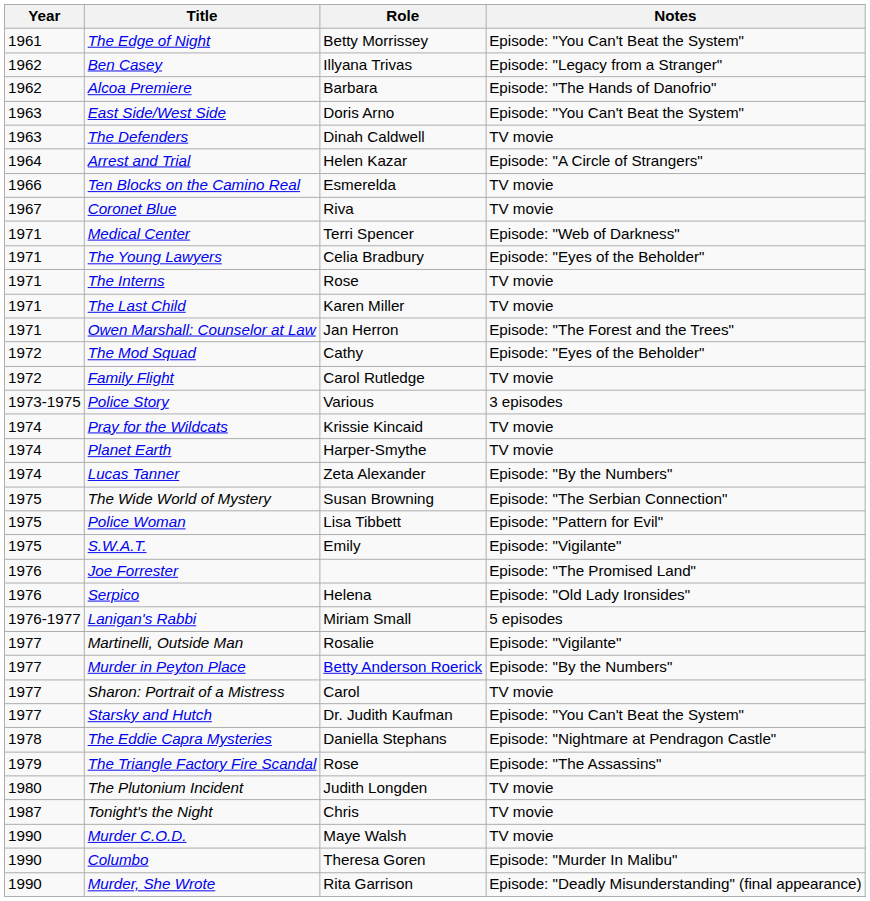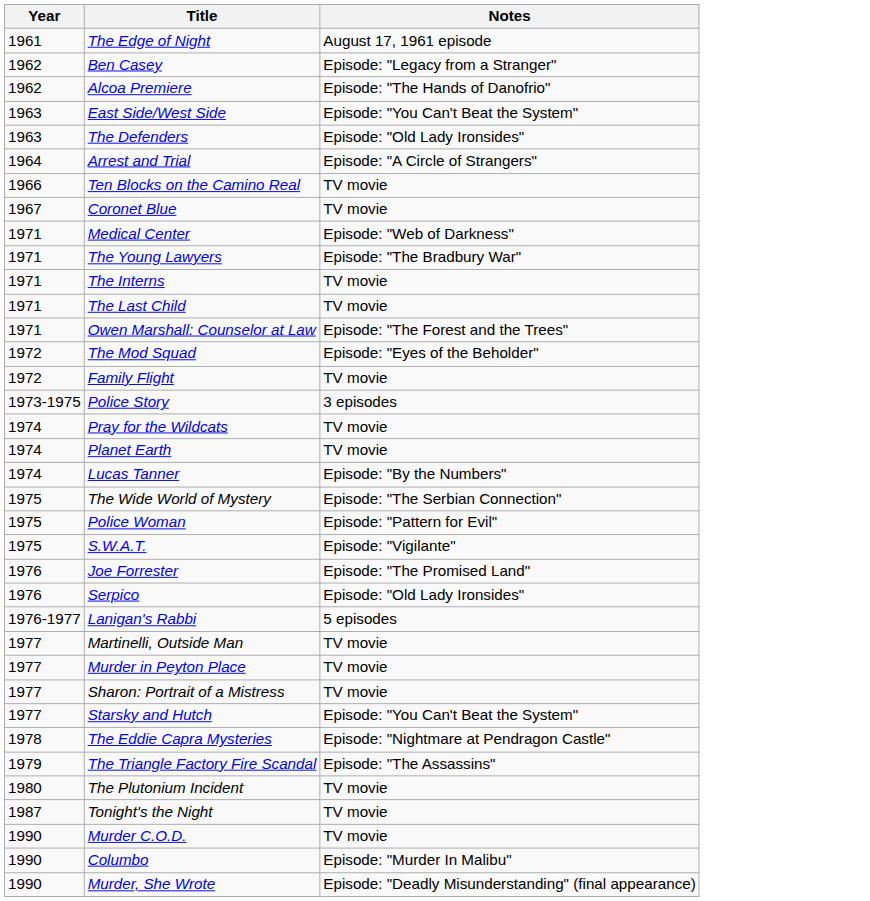- column: (403, 16)
(617, 40) Episode: "You Can't Beat the System" -> (407, 40) August 17, 1961 episode
(521, 137) TV movie -> (424, 137) Episode: "Old Lady Ironsides"
(597, 257) Episode: "Eyes of the Beholder" -> (422, 257) Episode: "The Bradbury War"
(555, 643) Episode: "Vigilante" -> (355, 643) TV movie
(581, 667) Episode: "By the Numbers" -> (355, 667) TV movie
